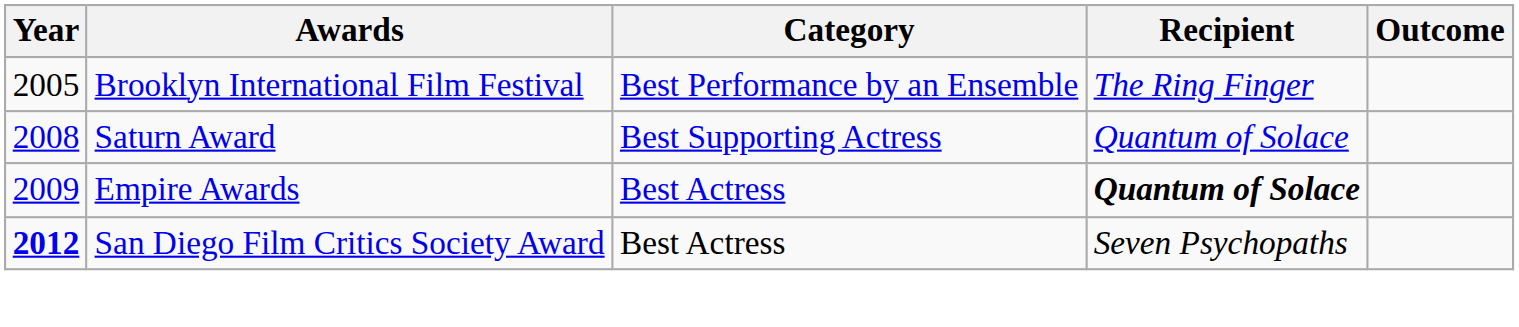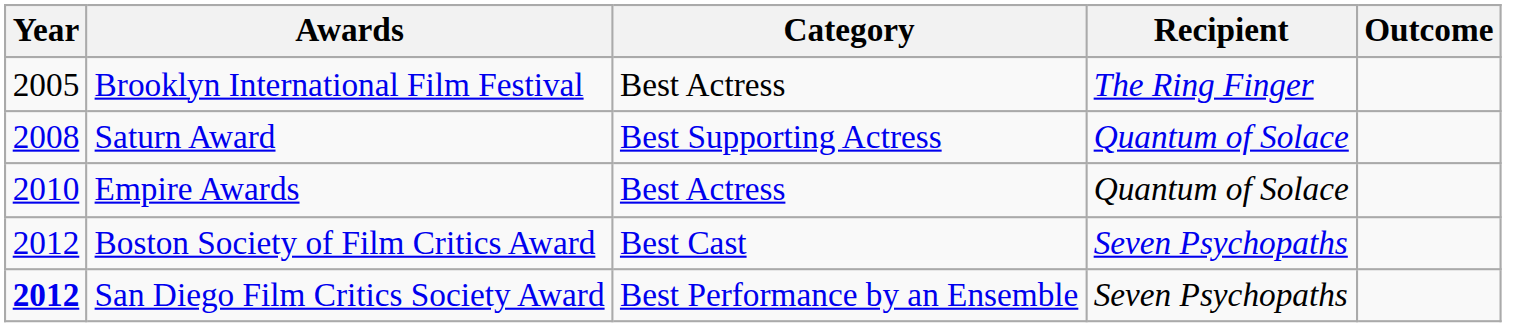(849, 83) Best Performance by an Ensemble -> (703, 83) Best Actress
(46, 189) 2009 -> (46, 189) 2010
(1227, 189) bold -> (1221, 189) normal
+ row: (345, 242)
(703, 242) Best Actress -> (849, 294) Best Performance by an Ensemble
